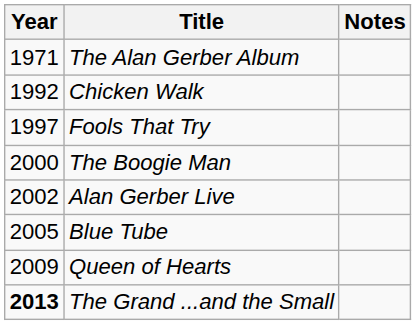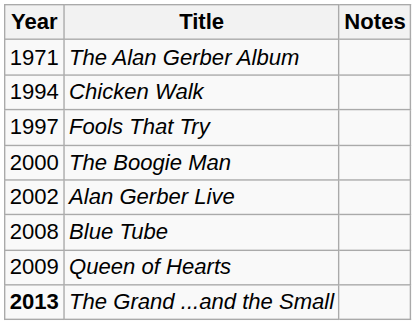(34, 92) 1992 -> (34, 92) 1994
(34, 232) 2005 -> (34, 232) 2008
